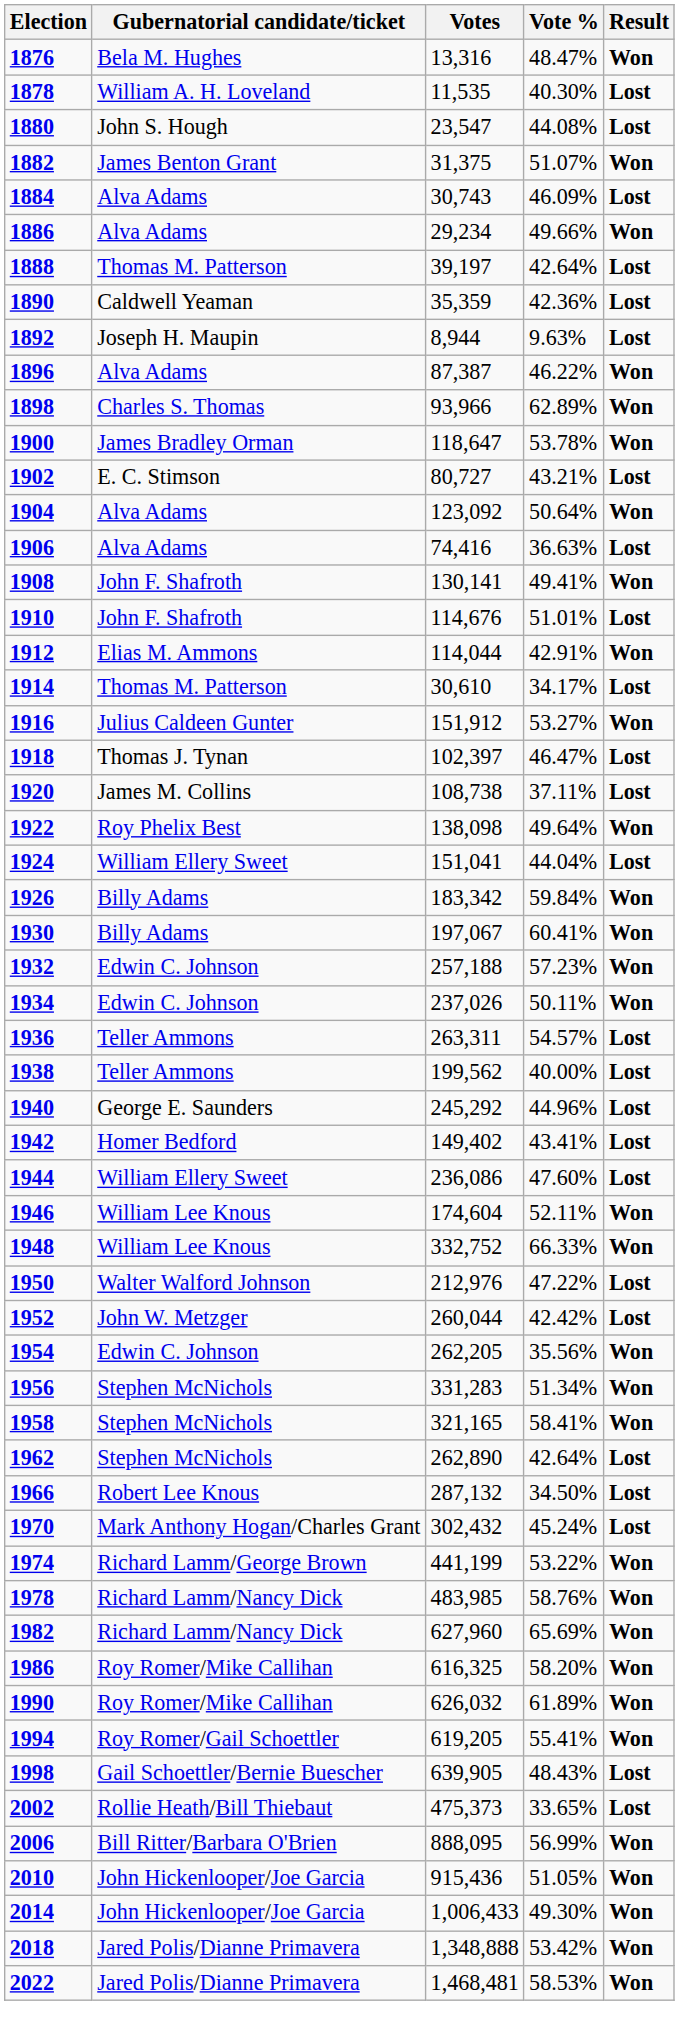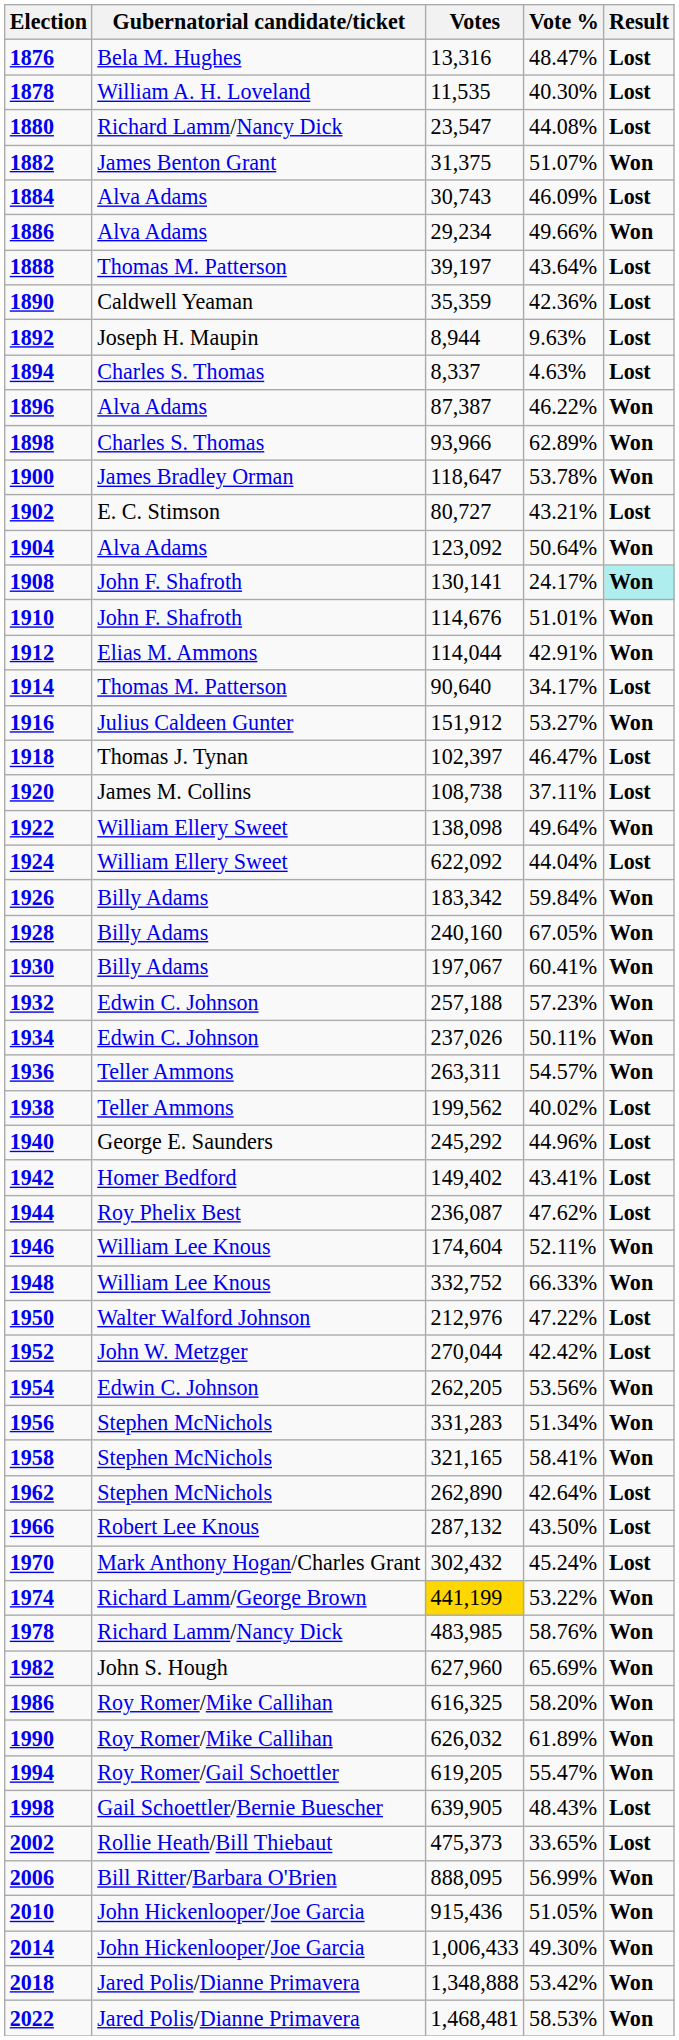(631, 57) Won -> (630, 57) Lost
(163, 127) John S. Hough -> (220, 127) Richard Lamm/Nancy Dick
(563, 267) 42.64% -> (563, 267) 43.64%
+ row: (32, 372)
- row: (32, 547)
(563, 582) 49.41% -> (563, 582) 24.17%
(631, 582) no background -> (631, 582) paleturquoise background
(630, 617) Lost -> (631, 617) Won
(461, 687) 30,610 -> (461, 687) 90,640
(169, 827) Roy Phelix Best -> (192, 827) William Ellery Sweet
(466, 862) 151,041 -> (466, 862) 622,092
+ row: (32, 932)
(630, 1037) Lost -> (631, 1072) Won
(563, 1072) 40.00% -> (563, 1107) 40.02%
(192, 1177) William Ellery Sweet -> (169, 1212) Roy Phelix Best
(466, 1177) 236,086 -> (466, 1212) 236,087
(563, 1177) 47.60% -> (563, 1212) 47.62%
(466, 1317) 260,044 -> (466, 1352) 270,044
(563, 1352) 35.56% -> (563, 1387) 53.56%
(563, 1492) 34.50% -> (563, 1527) 43.50%
(466, 1562) no background -> (466, 1597) gold background
(220, 1632) Richard Lamm/Nancy Dick -> (163, 1667) John S. Hough
(563, 1737) 55.41% -> (563, 1772) 55.47%
